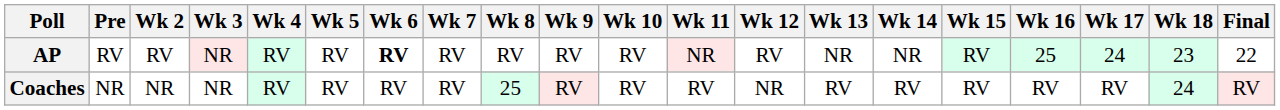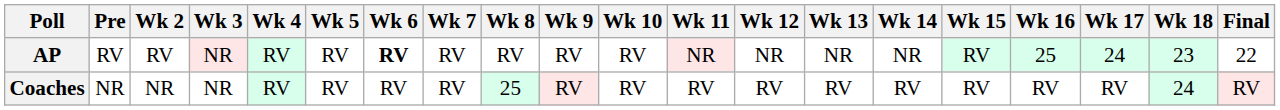(769, 54) RV -> (769, 54) NR
(769, 88) NR -> (769, 88) RV
